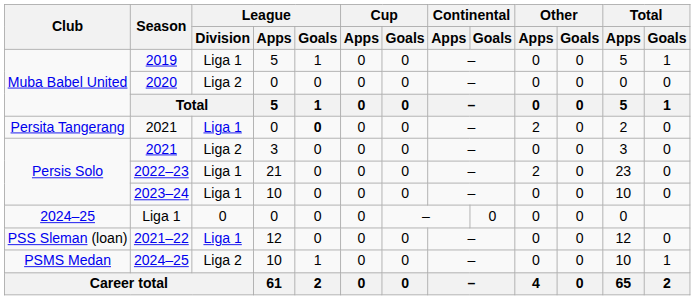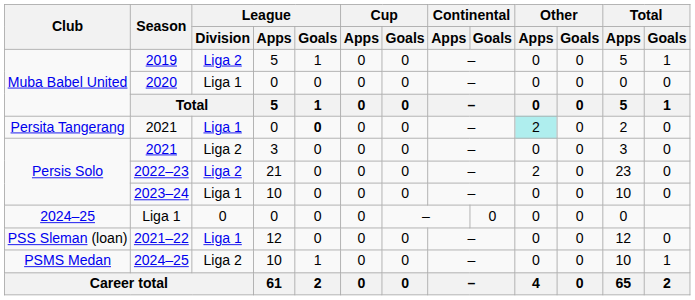(223, 60) Liga 1 -> (223, 60) Liga 2
(223, 82) Liga 2 -> (223, 82) Liga 1
(536, 127) no background -> (536, 127) paleturquoise background
(223, 171) Liga 1 -> (223, 171) Liga 2
